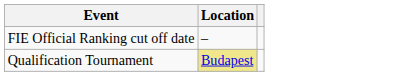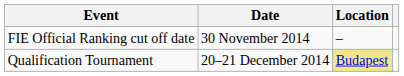+ column: (265, 15)
